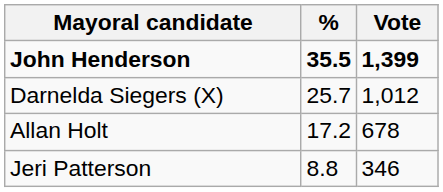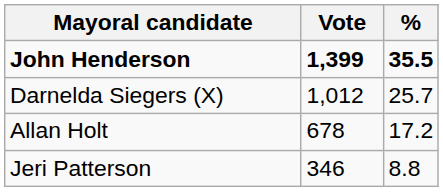columns swapped: (397, 22) <-> (329, 22)
